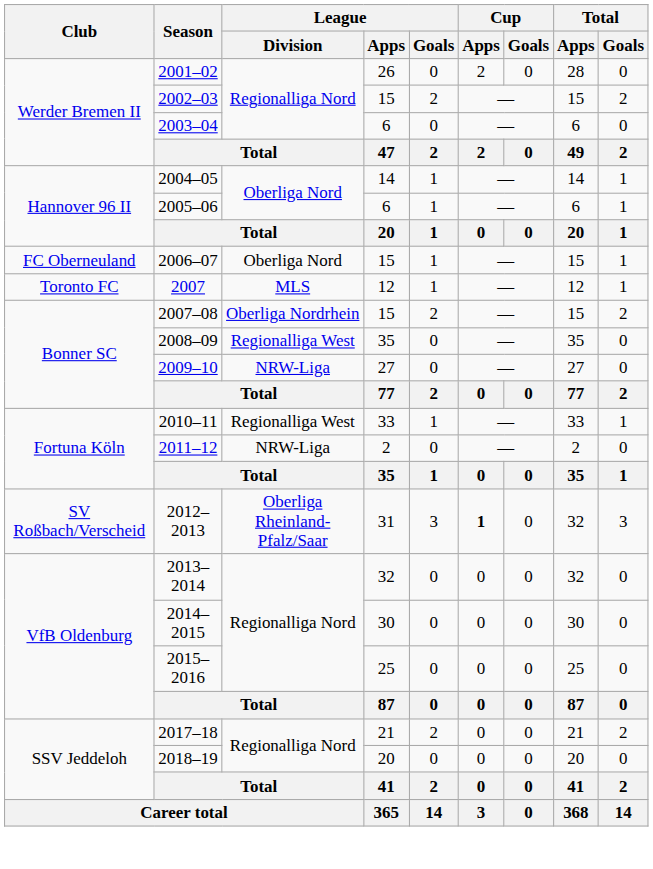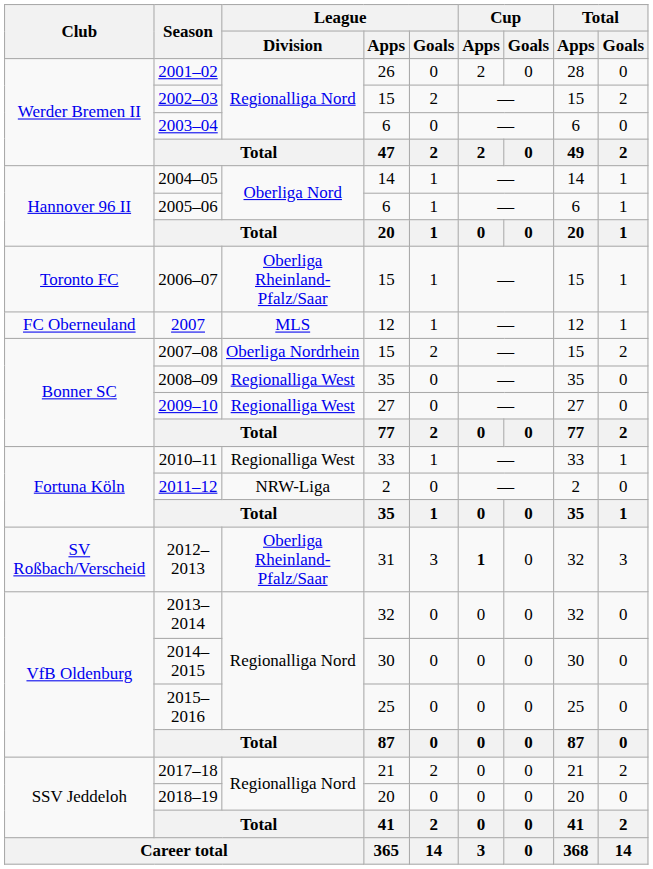(79, 260) FC Oberneuland -> (79, 279) Toronto FC
(293, 260) Oberliga Nord -> (293, 279) Oberliga Rheinland-Pfalz/Saar
(79, 286) Toronto FC -> (79, 325) FC Oberneuland
(293, 367) NRW-Liga -> (293, 405) Regionalliga West
